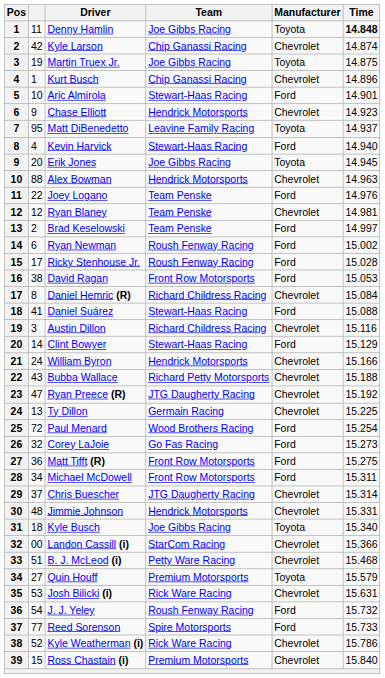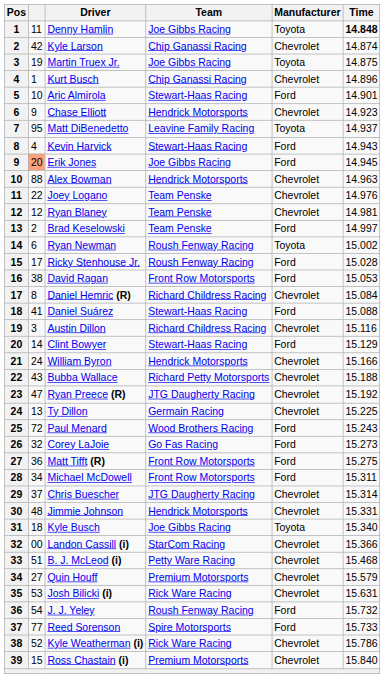(362, 146) 14.940 -> (362, 146) 14.943
(37, 162) no background -> (37, 162) lightsalmon background
(290, 162) Toyota -> (285, 162) Ford
(285, 195) Ford -> (297, 195) Chevrolet
(285, 245) Ford -> (290, 245) Toyota
(362, 428) 15.254 -> (362, 428) 15.243
(290, 577) Toyota -> (297, 577) Chevrolet
